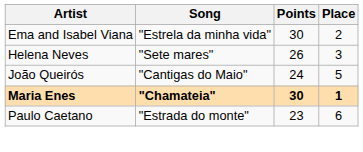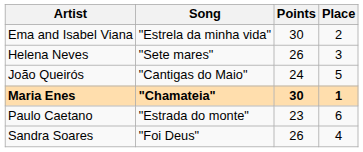+ row: (51, 136)
